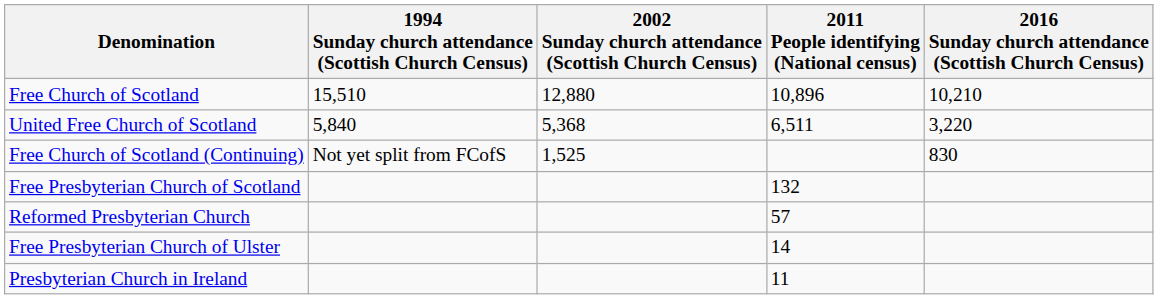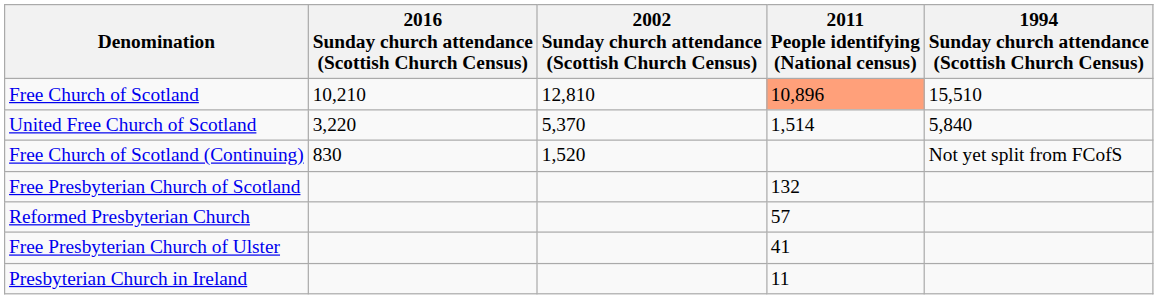columns swapped: (423, 41) <-> (1039, 41)
(568, 94) 12,880 -> (568, 94) 12,810
(797, 94) no background -> (797, 94) lightsalmon background
(564, 124) 5,368 -> (564, 124) 5,370
(792, 124) 6,511 -> (793, 124) 1,514
(564, 155) 1,525 -> (564, 155) 1,520
(781, 247) 14 -> (781, 247) 41
